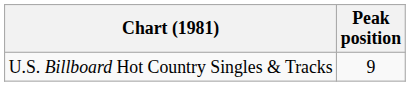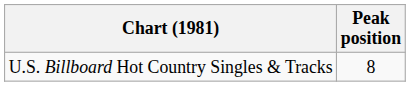(371, 66) 9 -> (371, 66) 8
